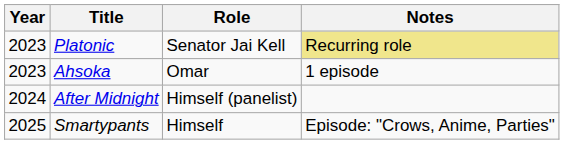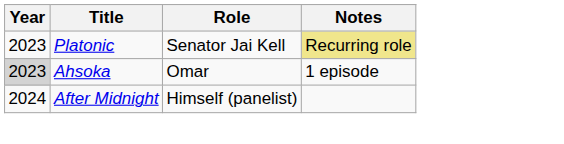(27, 71) no background -> (27, 71) lightgrey background
- row: (102, 125)
